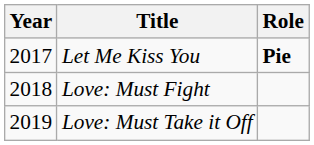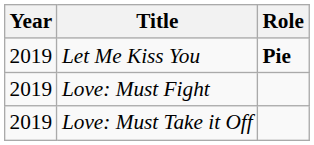(31, 55) 2017 -> (31, 55) 2019
(31, 88) 2018 -> (31, 88) 2019
